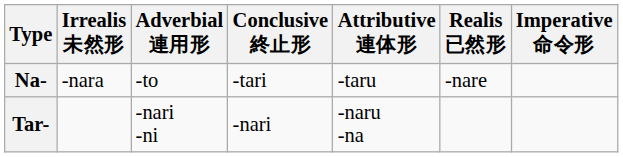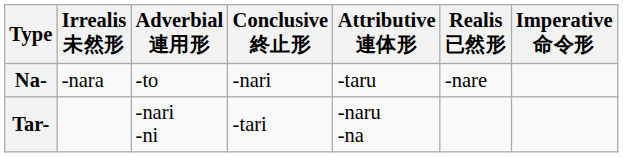(250, 80) -tari -> (252, 80) -nari
(252, 124) -nari -> (250, 124) -tari
